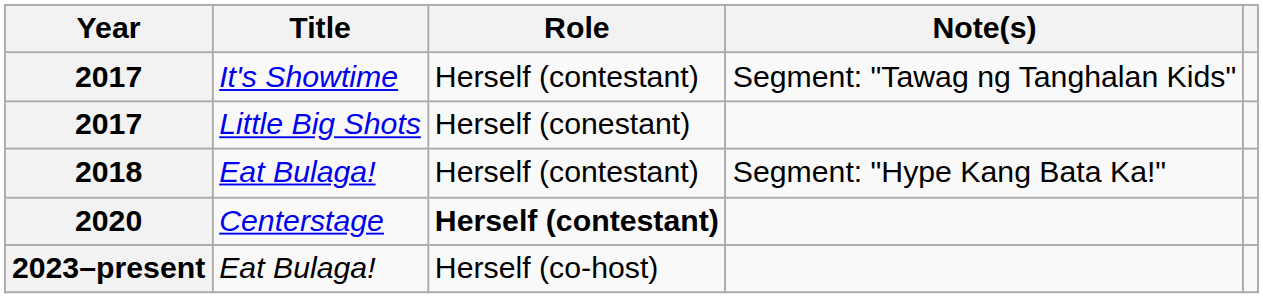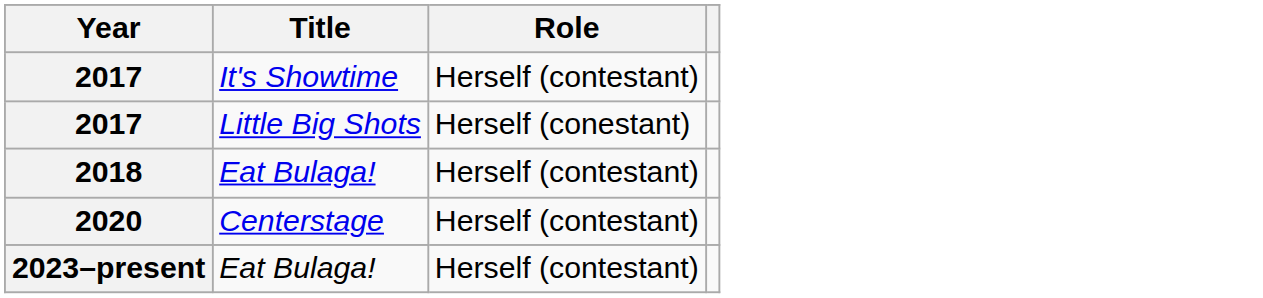- column: (984, 28)
(577, 220) bold -> (567, 220) normal
(547, 268) Herself (co-host) -> (567, 268) Herself (contestant)
